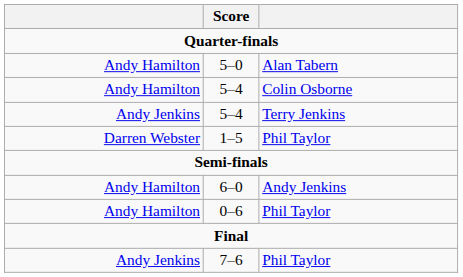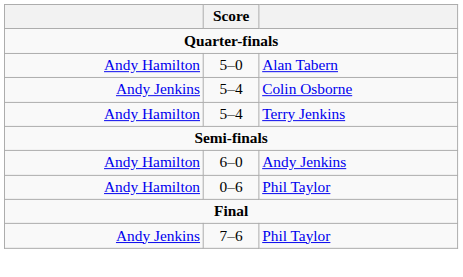(152, 89) Andy Hamilton -> (158, 89) Andy Jenkins
(158, 114) Andy Jenkins -> (152, 114) Andy Hamilton
- row: (231, 138)
